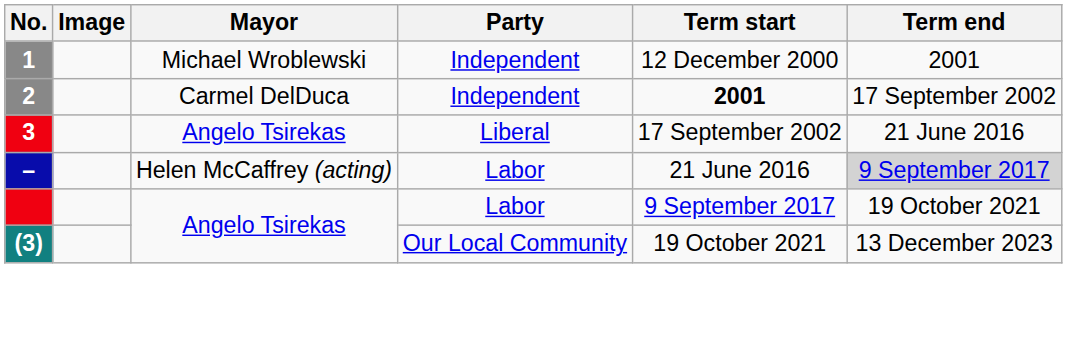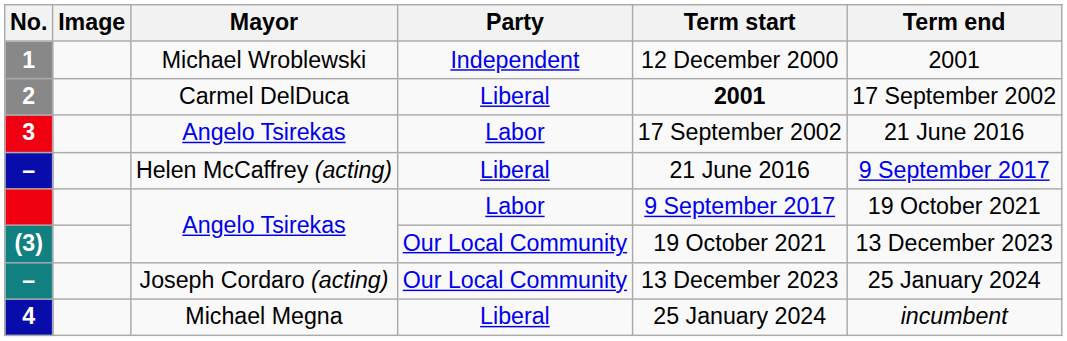(515, 96) Independent -> (515, 96) Liberal
(515, 133) Liberal -> (515, 133) Labor
(515, 170) Labor -> (515, 170) Liberal
(954, 170) lightgrey background -> (954, 170) no background
+ row: (29, 280)
+ row: (29, 317)
